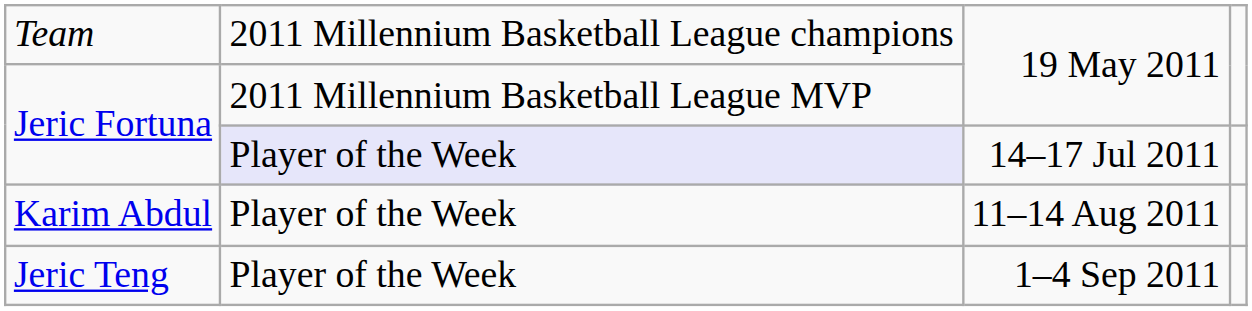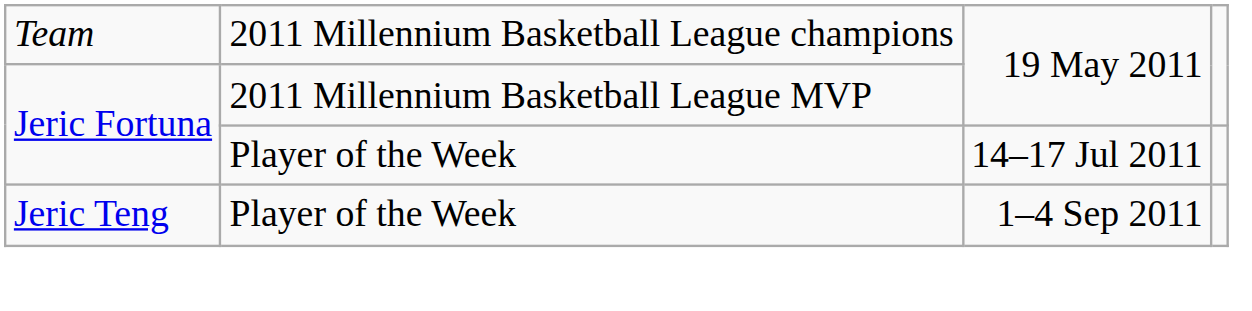(373, 154) lavender background -> (373, 154) no background
- row: (113, 214)
